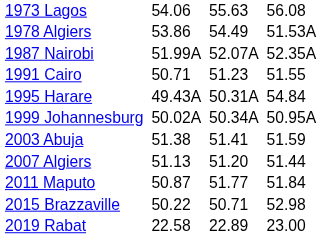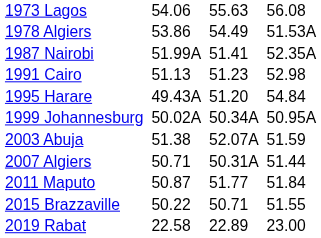(234, 53) 52.07A -> (229, 53) 51.41
(171, 75) 50.71 -> (171, 75) 51.13
(286, 75) 51.55 -> (286, 75) 52.98
(234, 97) 50.31A -> (229, 97) 51.20
(229, 140) 51.41 -> (234, 140) 52.07A
(171, 161) 51.13 -> (171, 161) 50.71
(229, 161) 51.20 -> (234, 161) 50.31A
(286, 204) 52.98 -> (286, 204) 51.55
